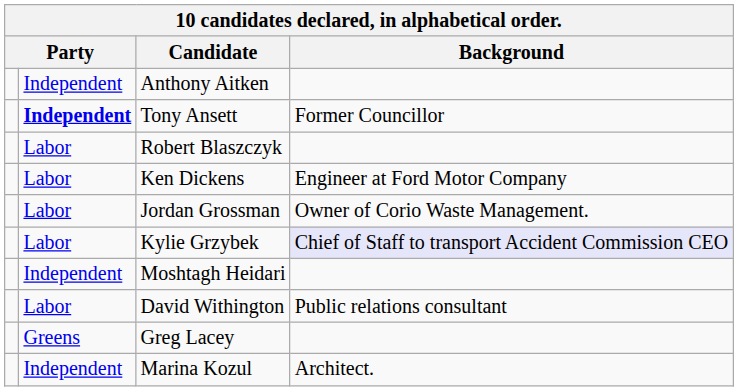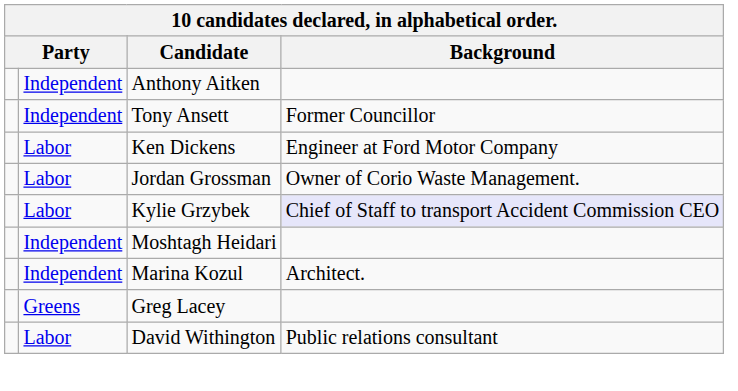(77, 115) bold -> (73, 115) normal
- row: (211, 147)
rows swapped: (196, 369) <-> (212, 305)
